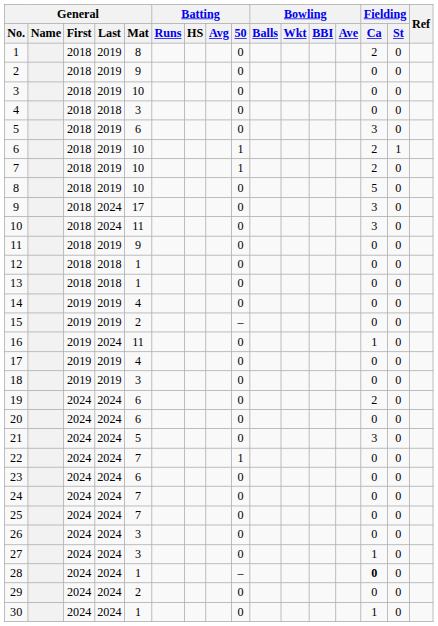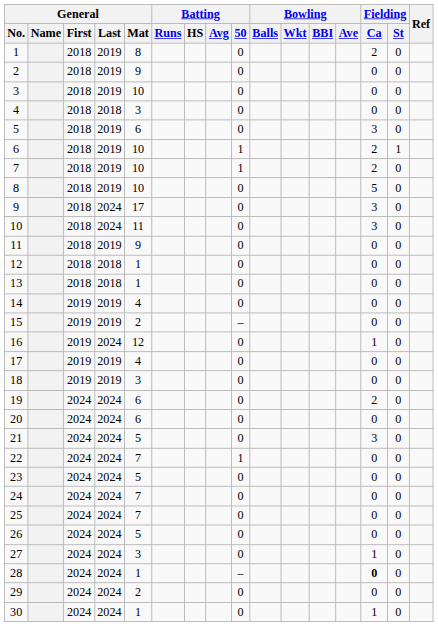(138, 341) 11 -> (138, 341) 12
(138, 476) 6 -> (138, 476) 5
(138, 534) 3 -> (138, 534) 5
